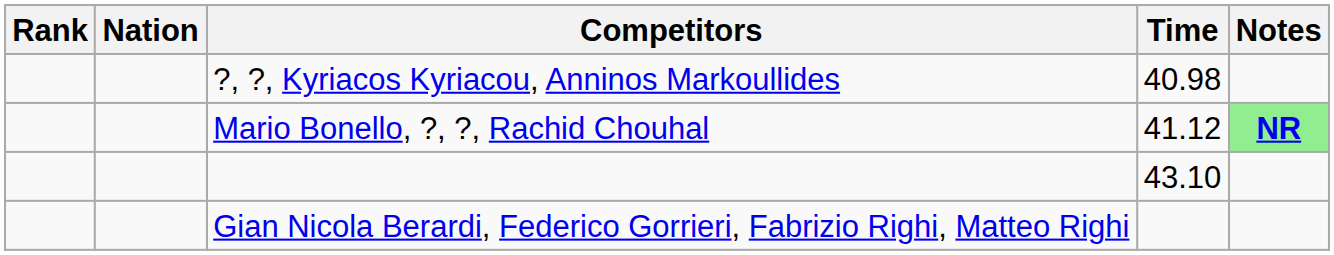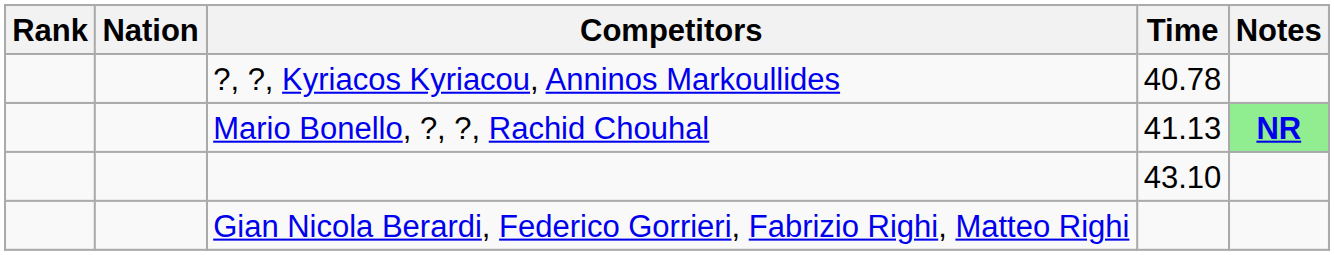(1183, 79) 40.98 -> (1183, 79) 40.78
(1183, 128) 41.12 -> (1183, 128) 41.13
